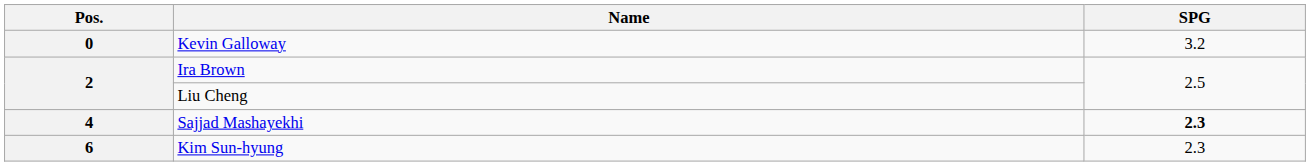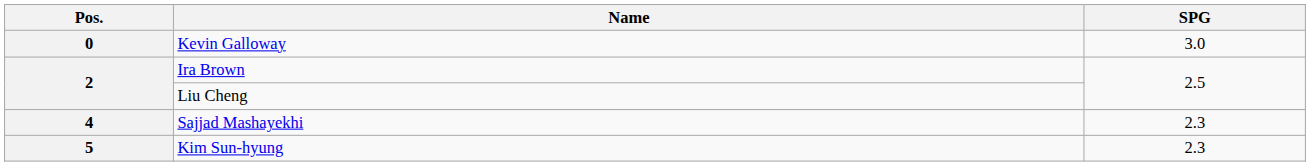(1195, 43) 3.2 -> (1195, 43) 3.0
(1195, 122) bold -> (1195, 122) normal
(89, 148) 6 -> (89, 148) 5
